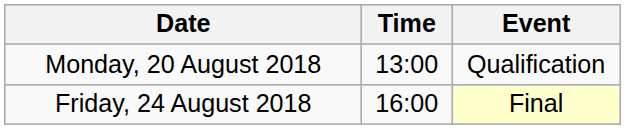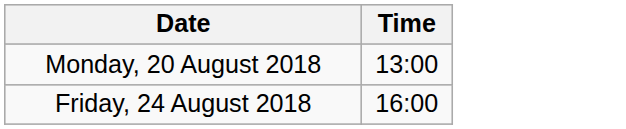- column: (536, 24)
